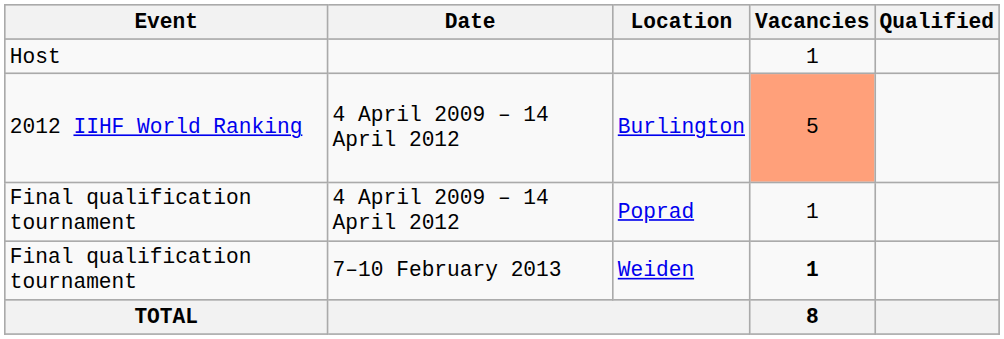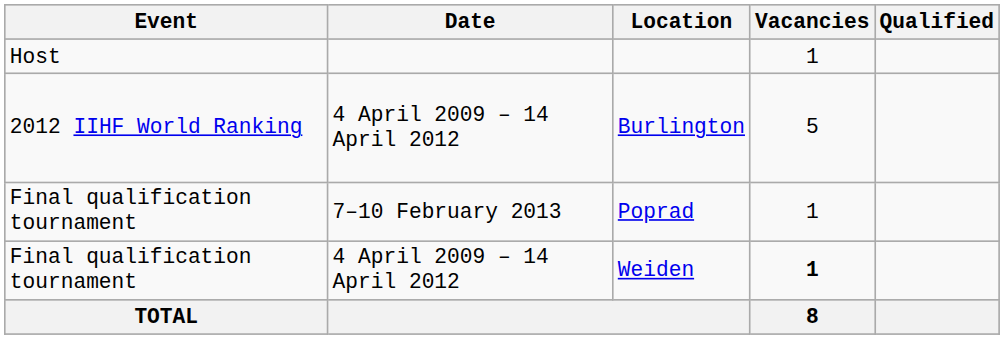(812, 128) lightsalmon background -> (812, 128) no background
(441, 211) 4 April 2009 – 14 April 2012 -> (447, 211) 7–10 February 2013
(447, 270) 7–10 February 2013 -> (441, 270) 4 April 2009 – 14 April 2012
